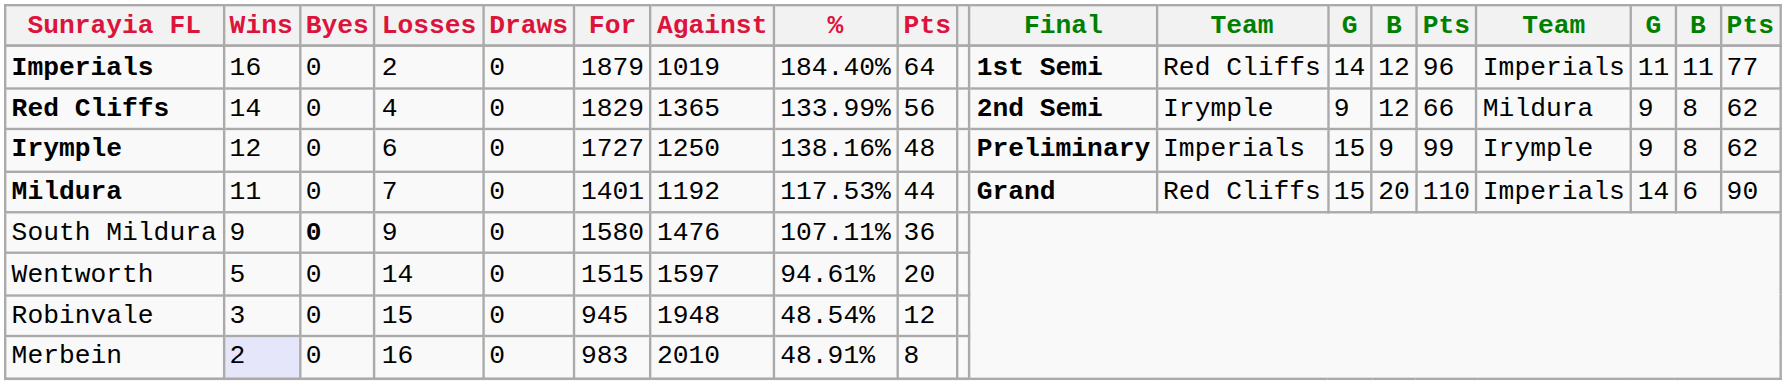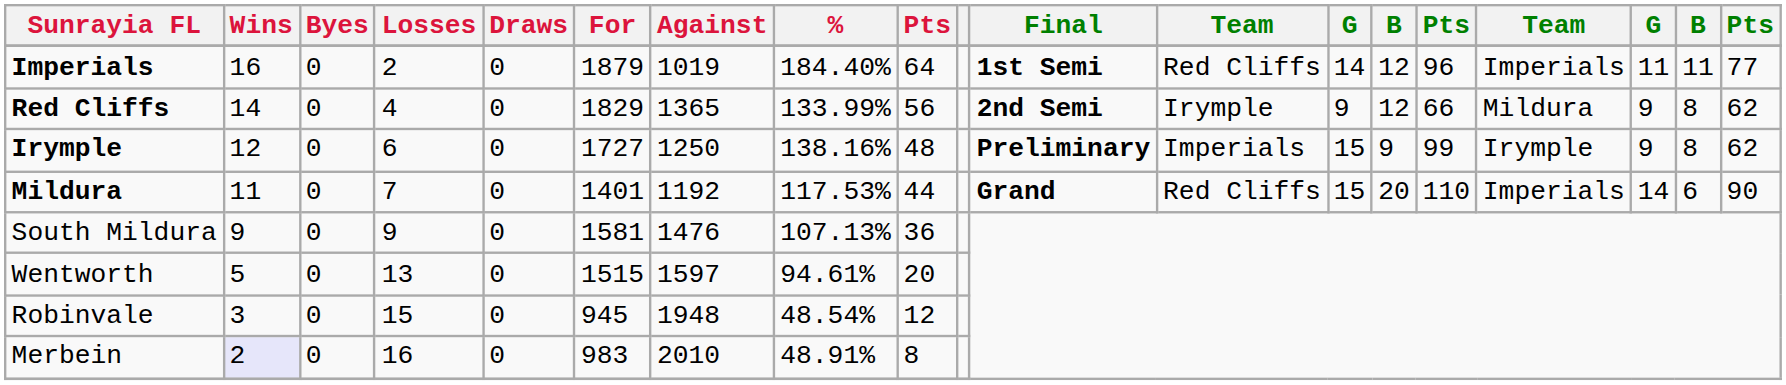(314, 233) bold -> (314, 233) normal
(613, 233) 1580 -> (613, 233) 1581
(836, 233) 107.11% -> (836, 233) 107.13%
(397, 275) 14 -> (397, 275) 13
